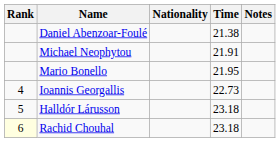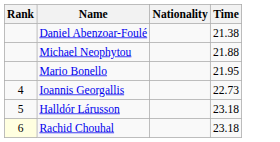- column: (258, 14)
(226, 52) 21.91 -> (226, 52) 21.88
